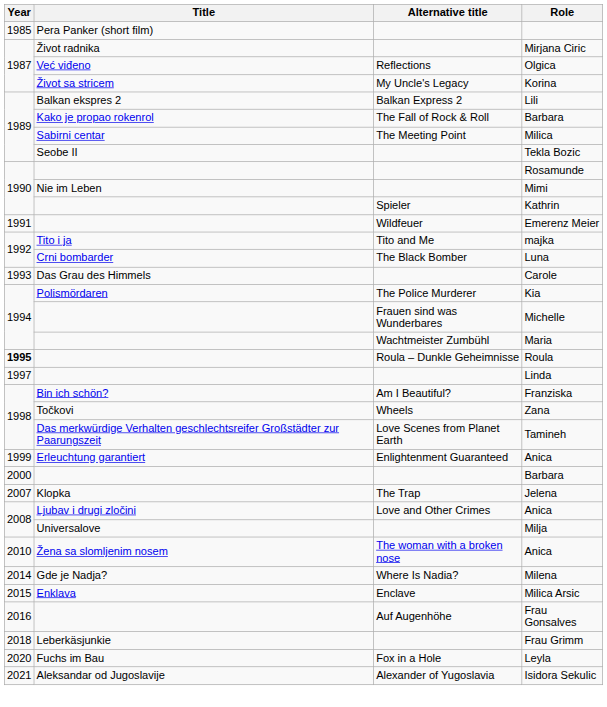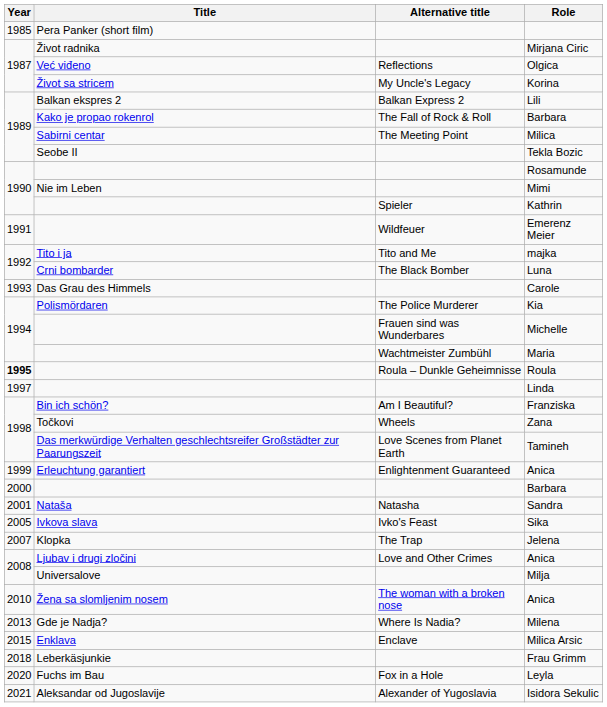+ row: (54, 505)
+ row: (67, 523)
(19, 575) 2014 -> (19, 623) 2013
- row: (204, 617)
